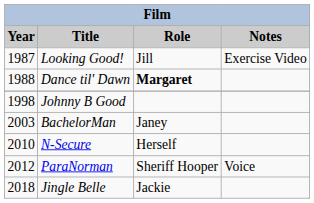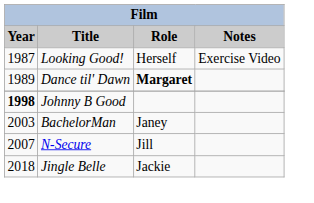(145, 58) Jill -> (156, 58) Herself
(21, 79) 1988 -> (21, 79) 1989
(21, 101) normal -> (21, 101) bold
(21, 144) 2010 -> (21, 144) 2007
(156, 144) Herself -> (145, 144) Jill
- row: (77, 166)
